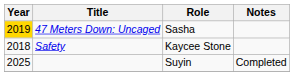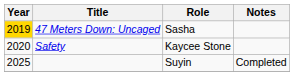(19, 46) 2018 -> (19, 46) 2020
